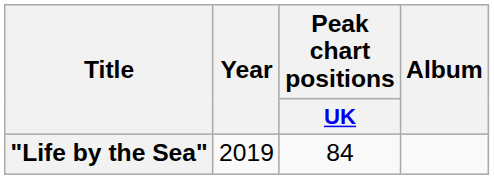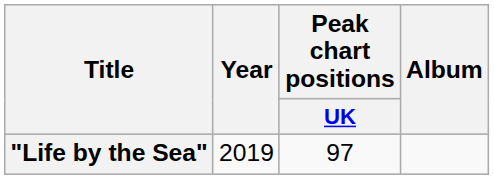(340, 153) 84 -> (340, 153) 97
